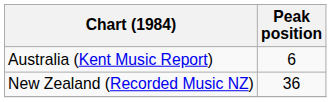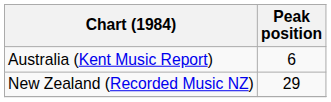(292, 84) 36 -> (292, 84) 29
